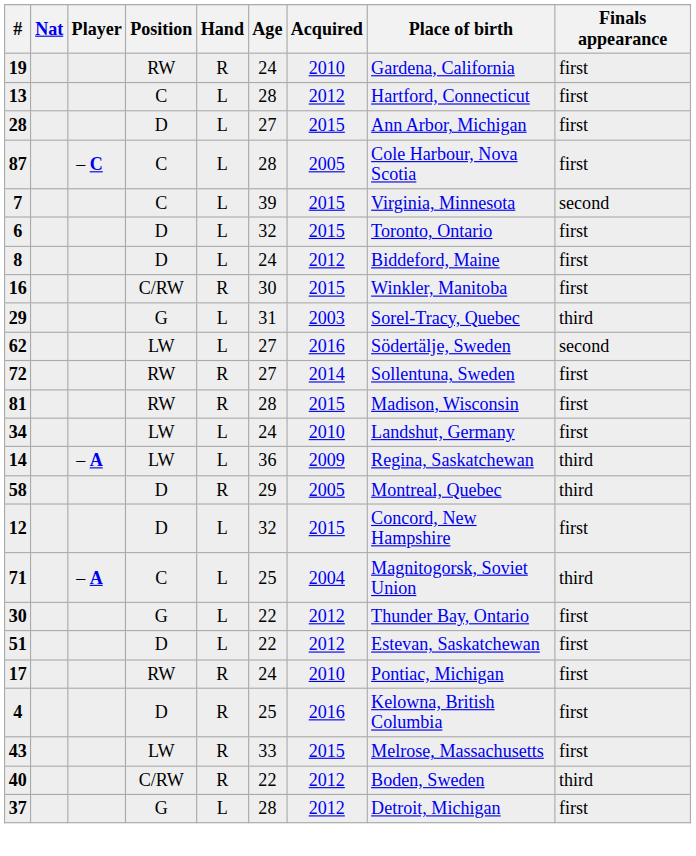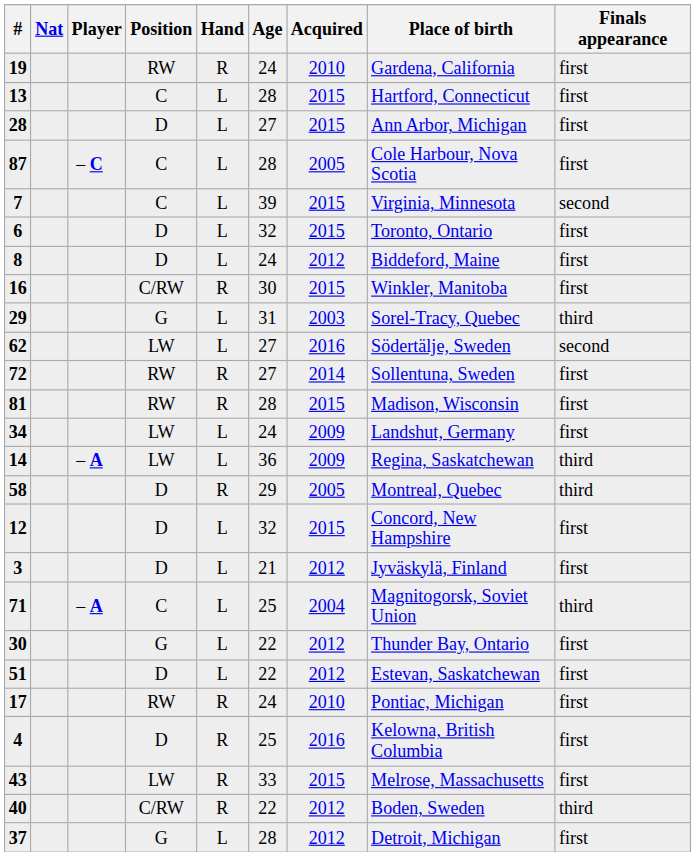(327, 96) 2012 -> (327, 96) 2015
(327, 432) 2010 -> (327, 432) 2009
+ row: (18, 567)
